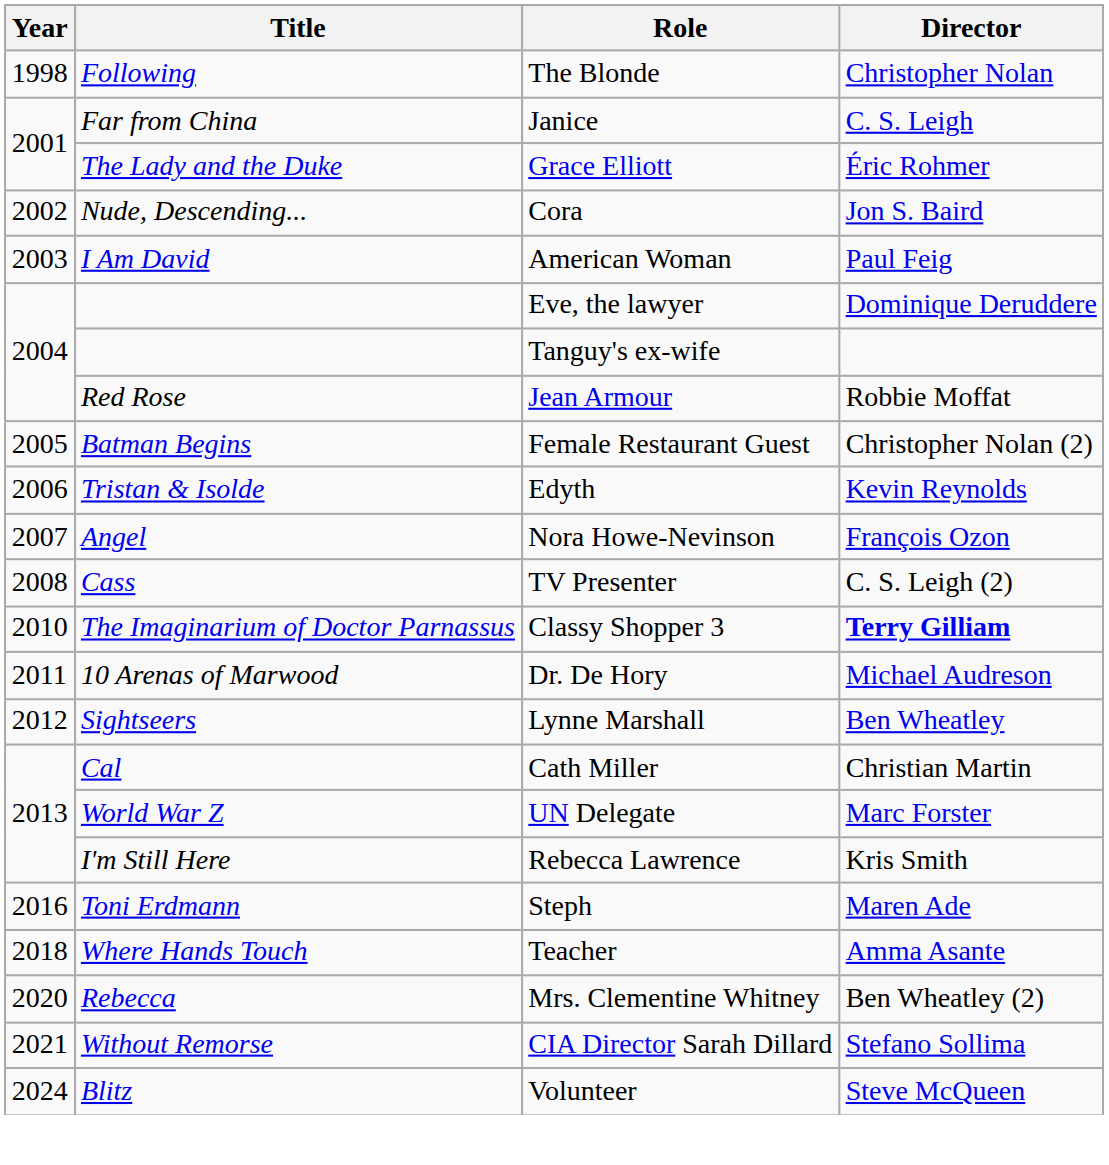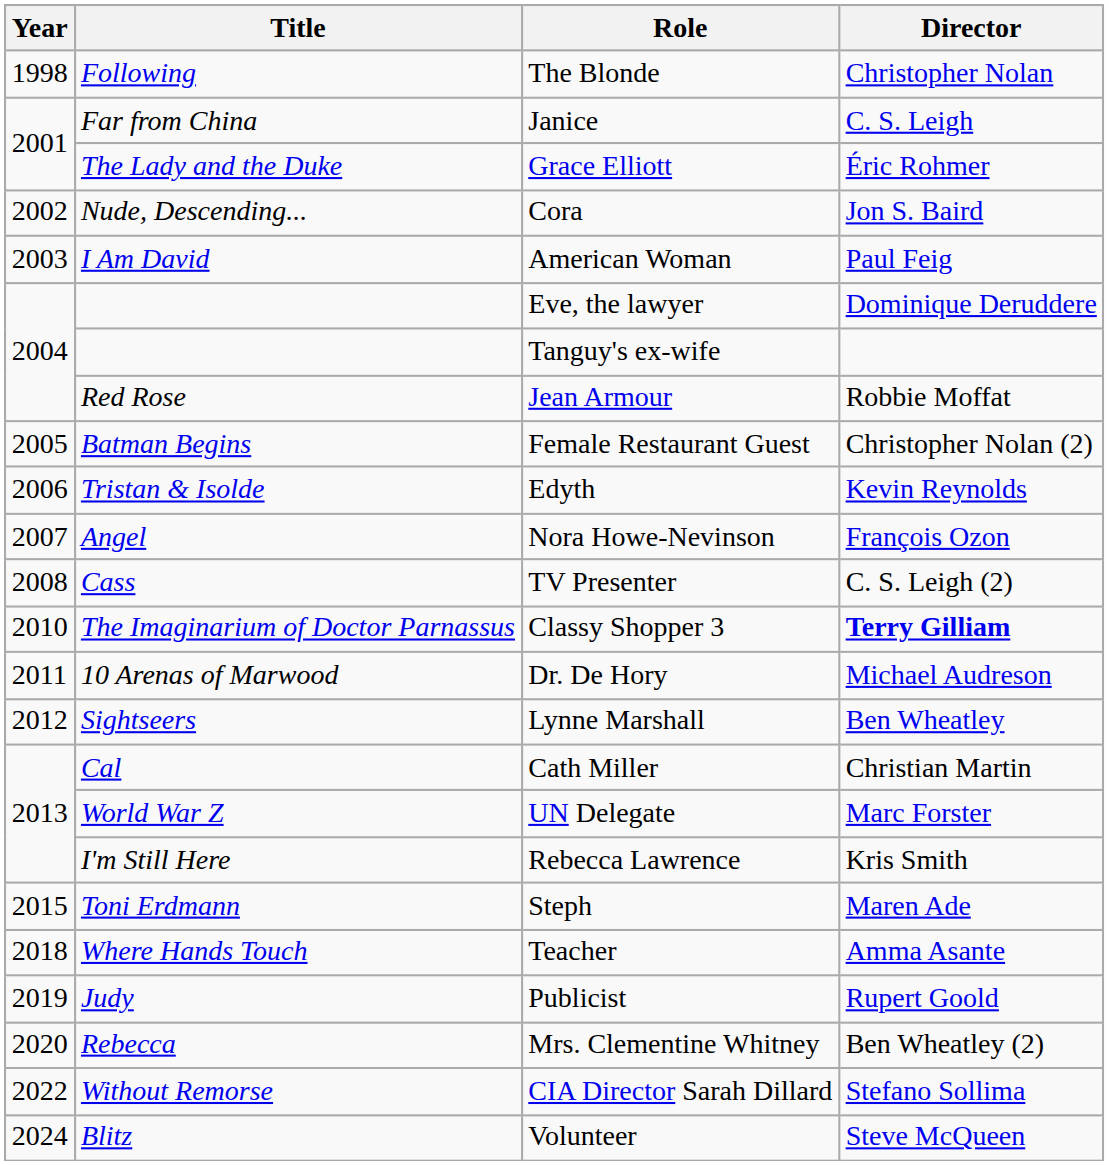(40, 905) 2016 -> (40, 905) 2015
+ row: (577, 997)
(40, 1044) 2021 -> (40, 1090) 2022
